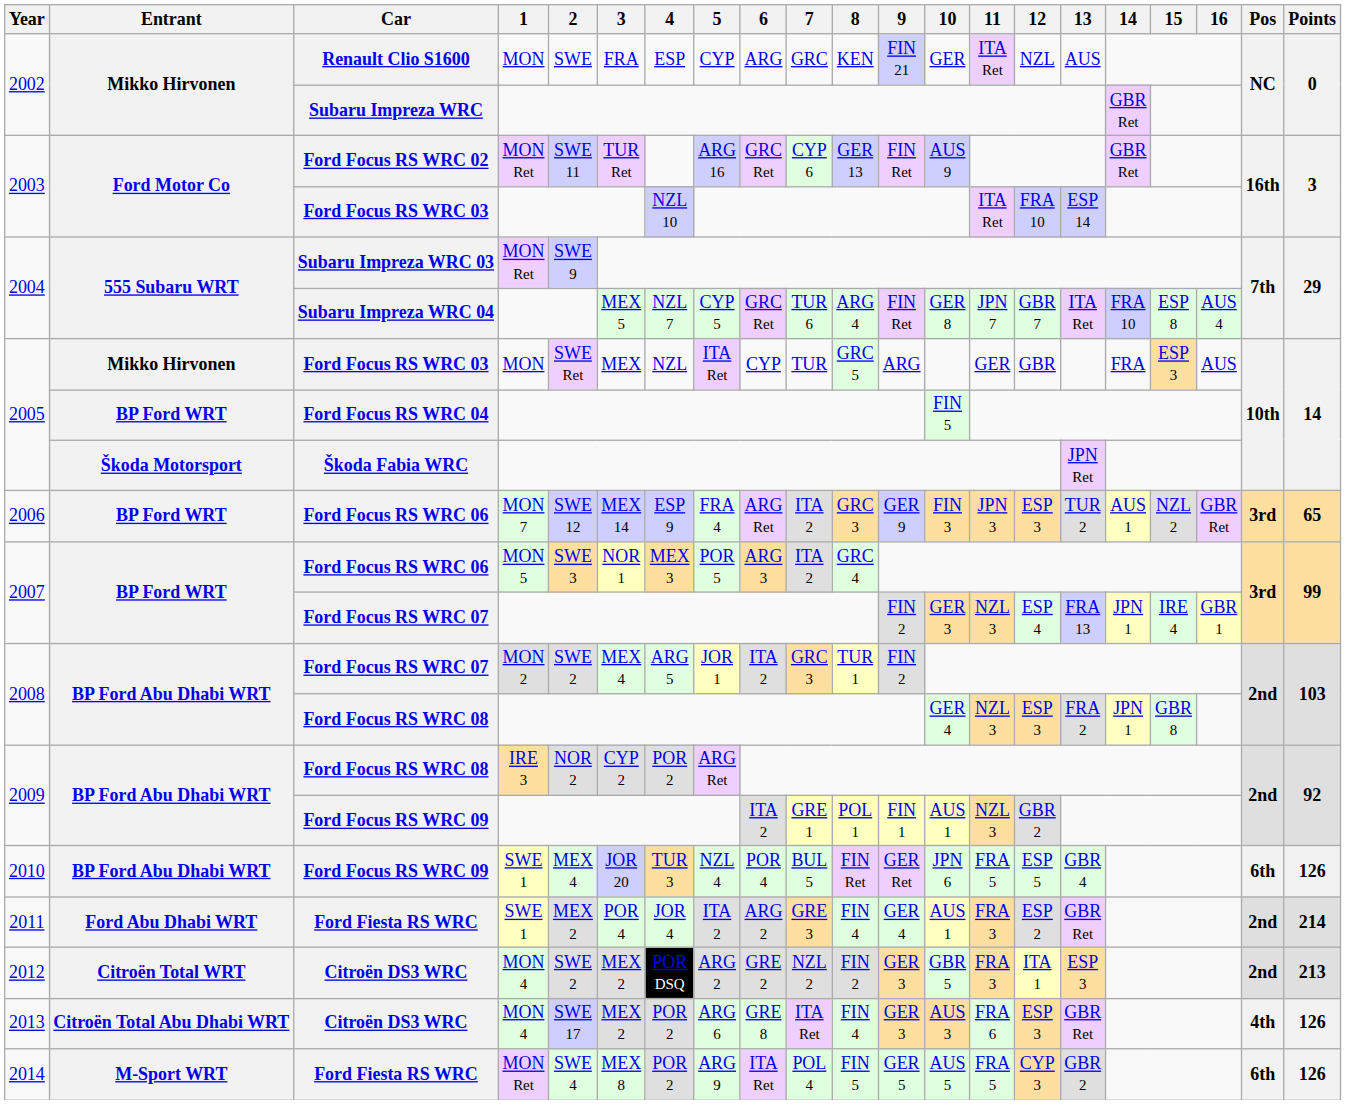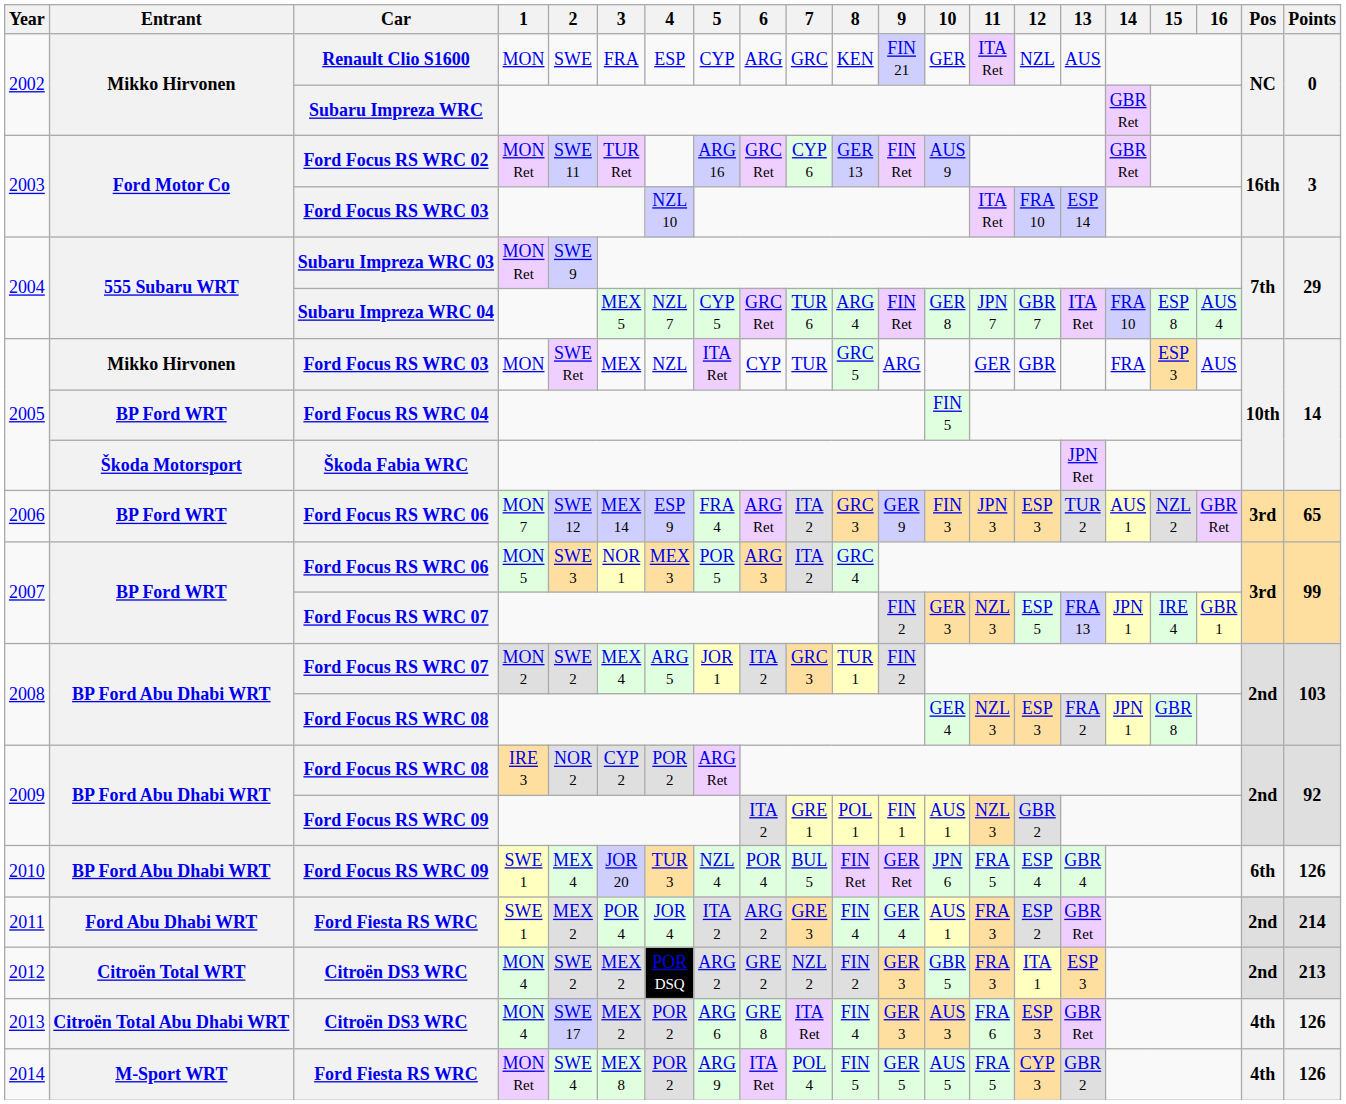(1037, 616) ESP 4 -> (1037, 616) ESP 5
(1037, 870) ESP 5 -> (1037, 870) ESP 4
(1263, 1073) 6th -> (1263, 1073) 4th
